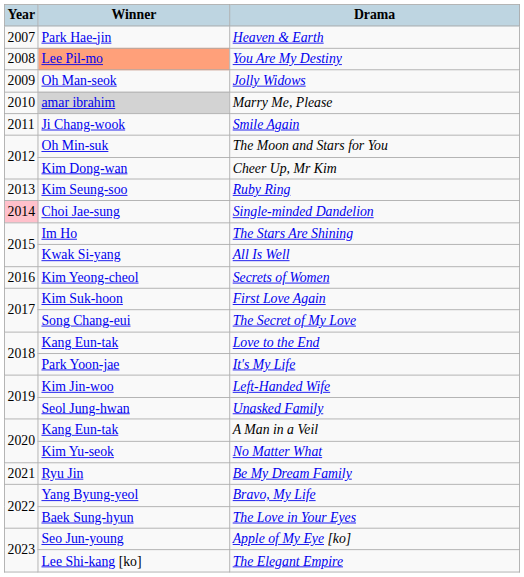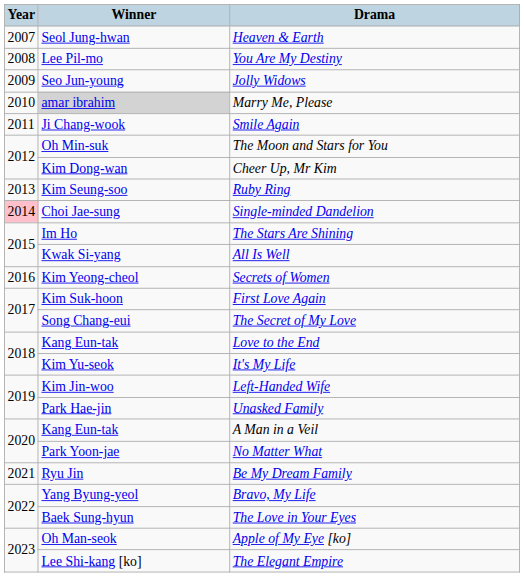(76, 37) Park Hae-jin -> (86, 37) Seol Jung-hwan
(72, 59) lightsalmon background -> (72, 59) no background
(79, 80) Oh Man-seok -> (83, 80) Seo Jun-young
(80, 364) Park Yoon-jae -> (78, 364) Kim Yu-seok
(86, 408) Seol Jung-hwan -> (76, 408) Park Hae-jin
(78, 451) Kim Yu-seok -> (80, 451) Park Yoon-jae
(83, 539) Seo Jun-young -> (79, 539) Oh Man-seok
